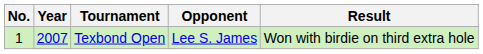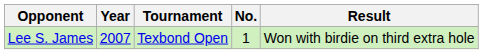columns swapped: (19, 16) <-> (214, 16)
